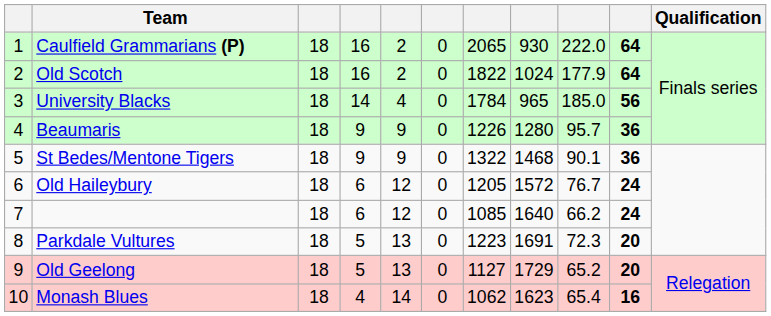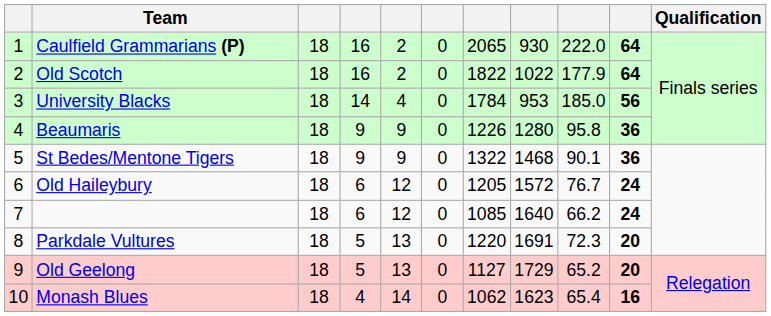(534, 74) 1024 -> (534, 74) 1022
(534, 102) 965 -> (534, 102) 953
(584, 130) 95.7 -> (584, 130) 95.8
(487, 241) 1223 -> (487, 241) 1220
